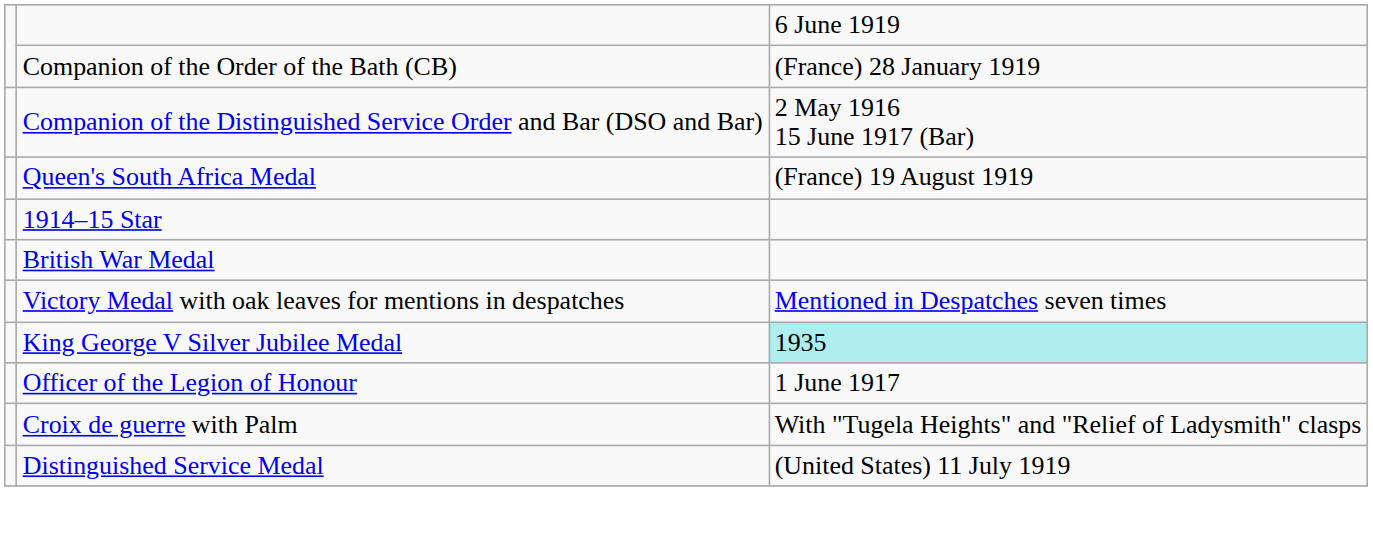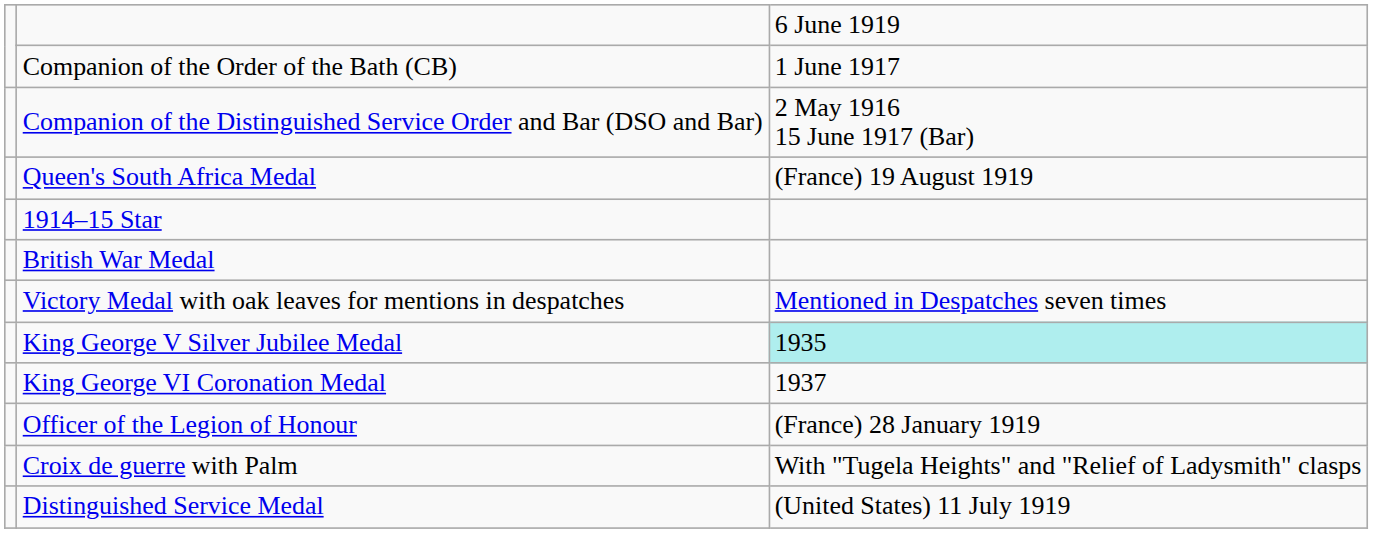(907, 66) (France) 28 January 1919 -> (837, 66) 1 June 1917
+ row: (204, 383)
(837, 383) 1 June 1917 -> (907, 424) (France) 28 January 1919
